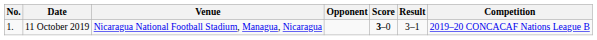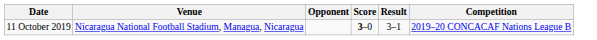- column: (14, 12)
